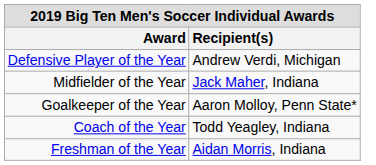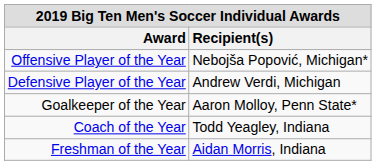+ row: (98, 61)
- row: (120, 83)
